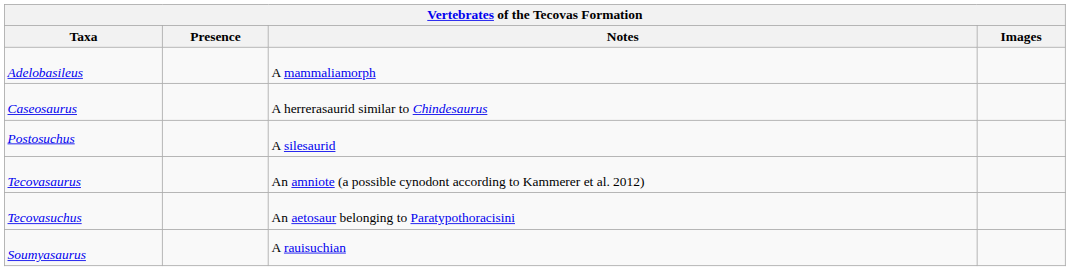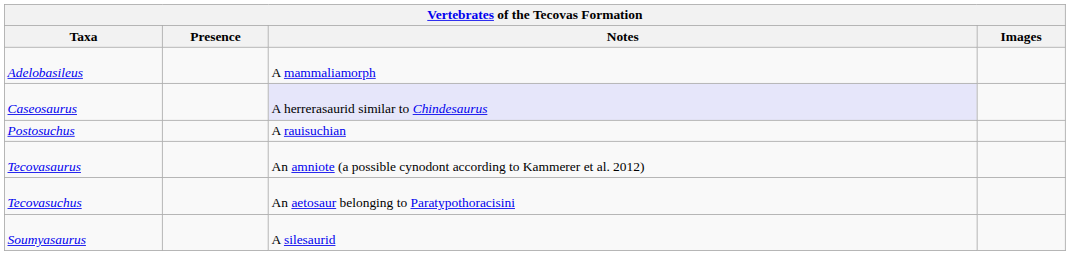(379, 109) no background -> (379, 109) lavender background
(304, 145) A silesaurid -> (309, 130) A rauisuchian
(309, 247) A rauisuchian -> (304, 239) A silesaurid
